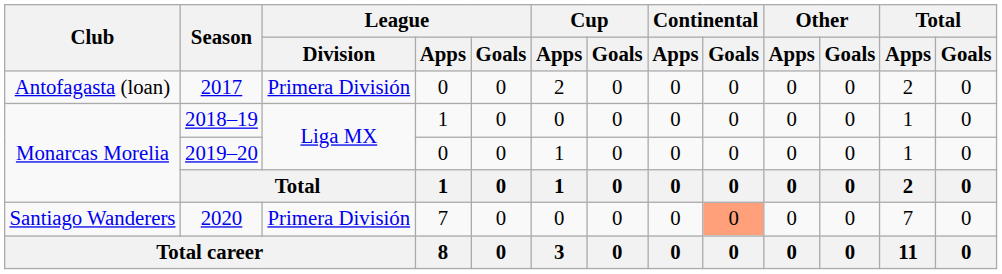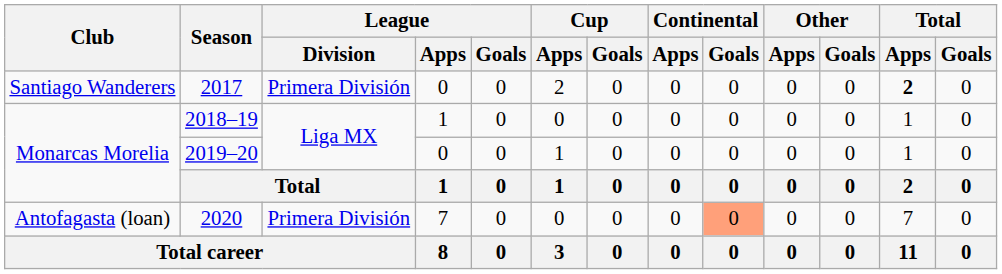(92, 86) Antofagasta (loan) -> (92, 86) Santiago Wanderers
(908, 86) normal -> (908, 86) bold
(92, 218) Santiago Wanderers -> (92, 218) Antofagasta (loan)
